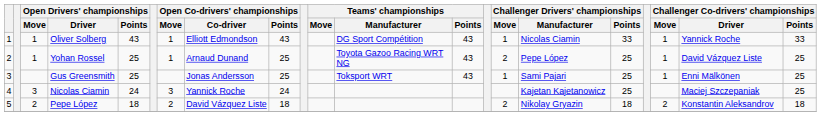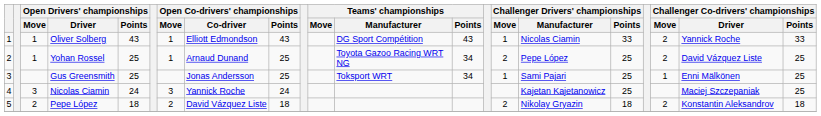(665, 39) 1 -> (665, 39) 2
(468, 58) 43 -> (468, 58) 34
(665, 58) 1 -> (665, 58) 2
(468, 76) 43 -> (468, 76) 34
